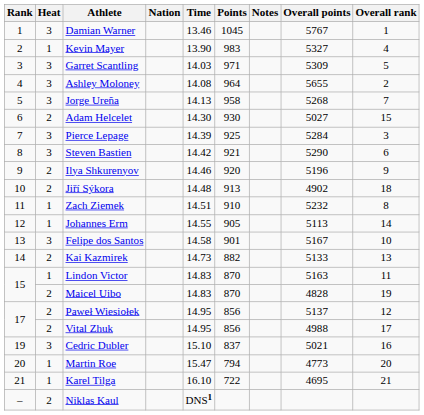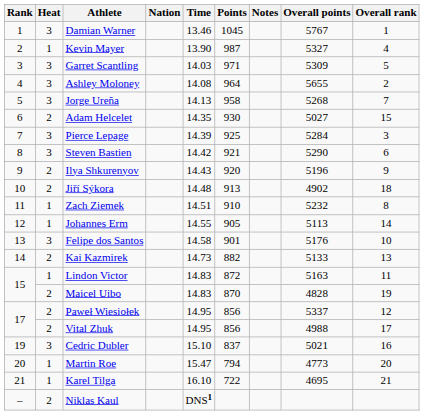(232, 48) 983 -> (232, 48) 987
(199, 118) 14.30 -> (199, 118) 14.35
(199, 170) 14.46 -> (199, 170) 14.43
(317, 240) 5167 -> (317, 240) 5176
(232, 275) 870 -> (232, 275) 872
(317, 310) 5137 -> (317, 310) 5337
